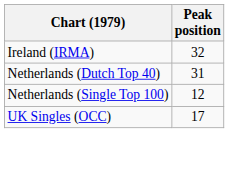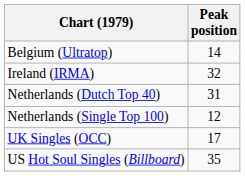+ row: (60, 52)
+ row: (96, 159)
